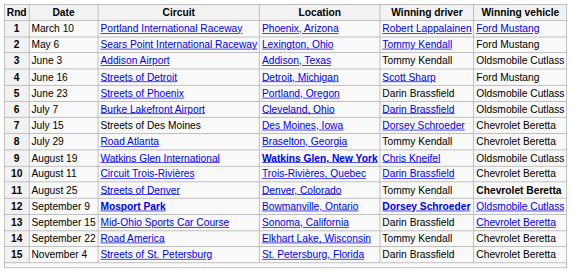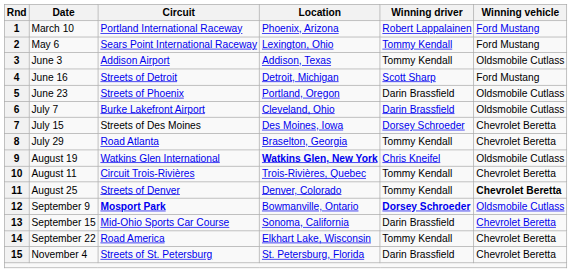(418, 174) Darin Brassfield -> (417, 174) Tommy Kendall
